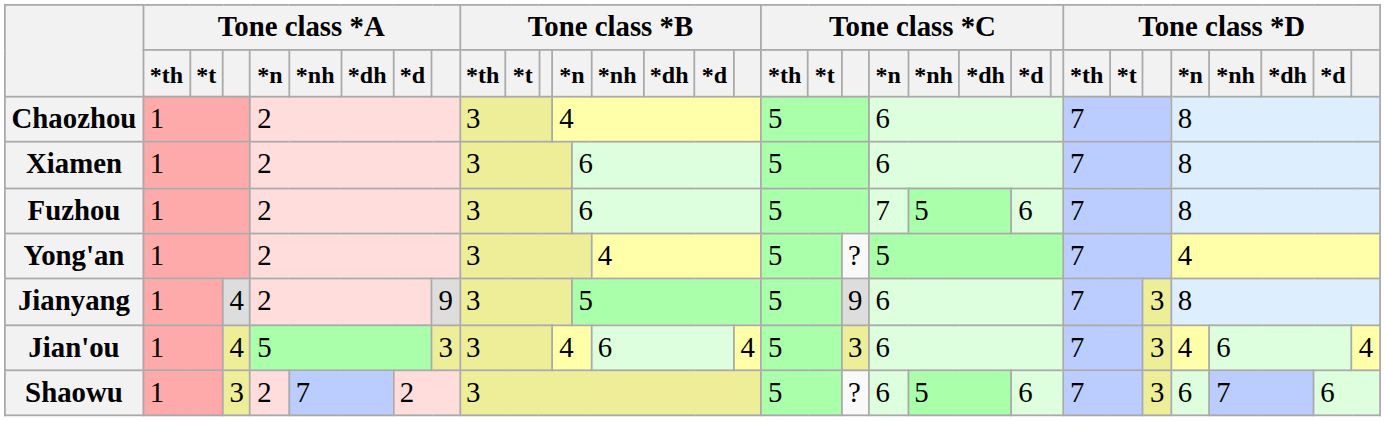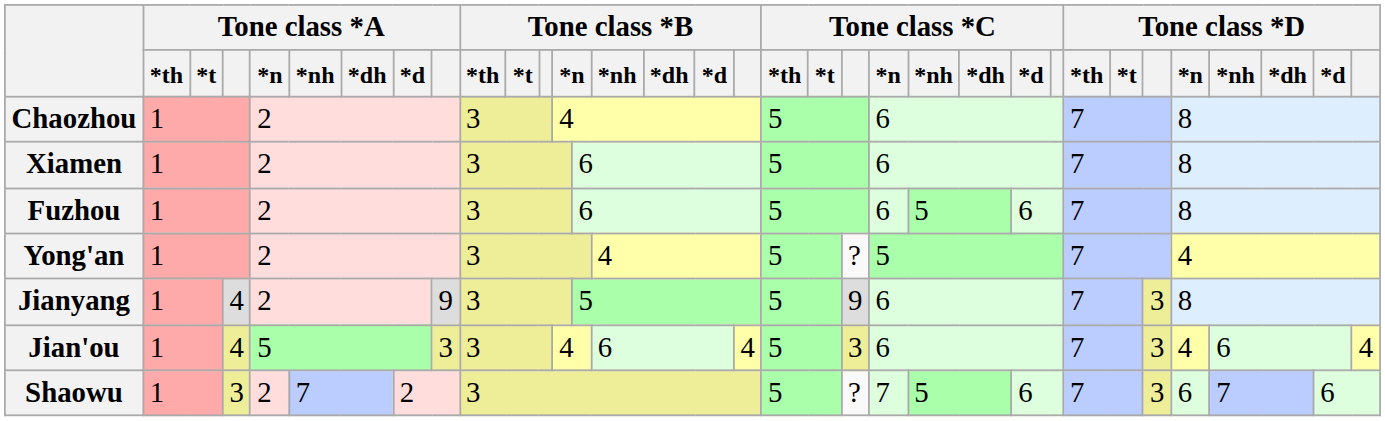(883, 210) 7 -> (883, 210) 6
(883, 392) 6 -> (883, 392) 7
